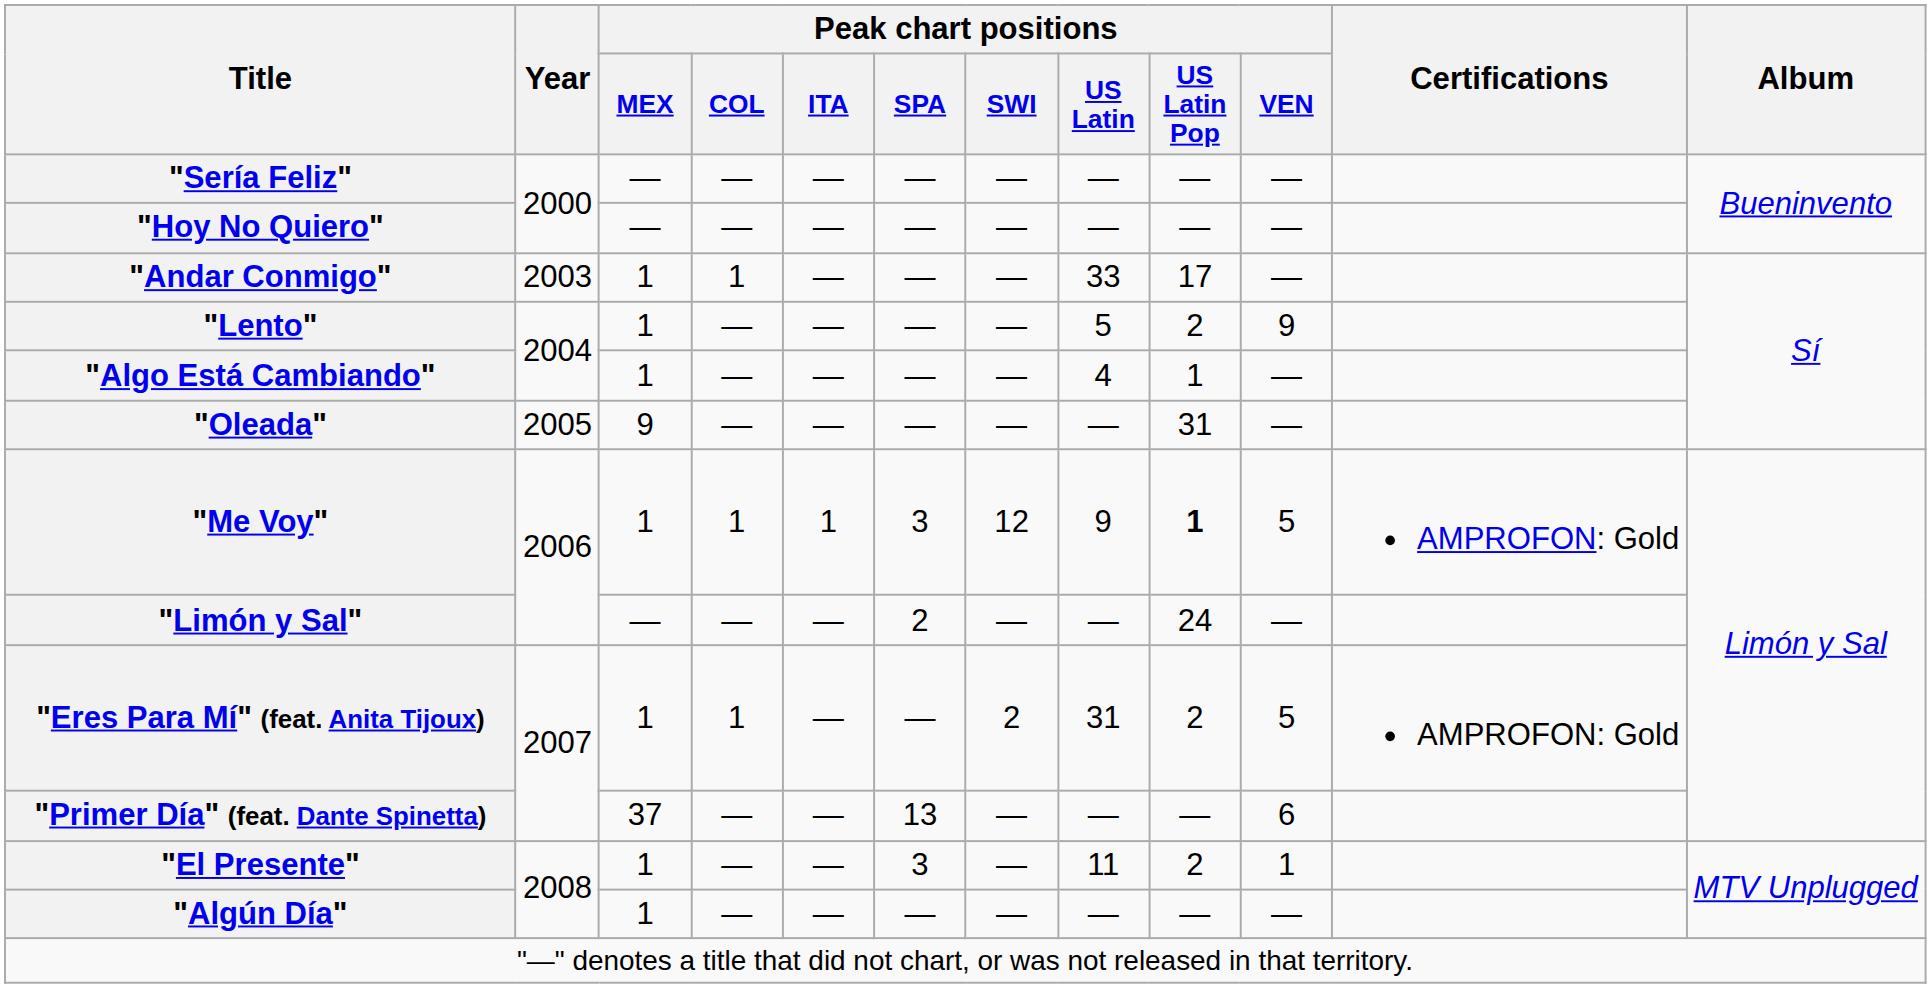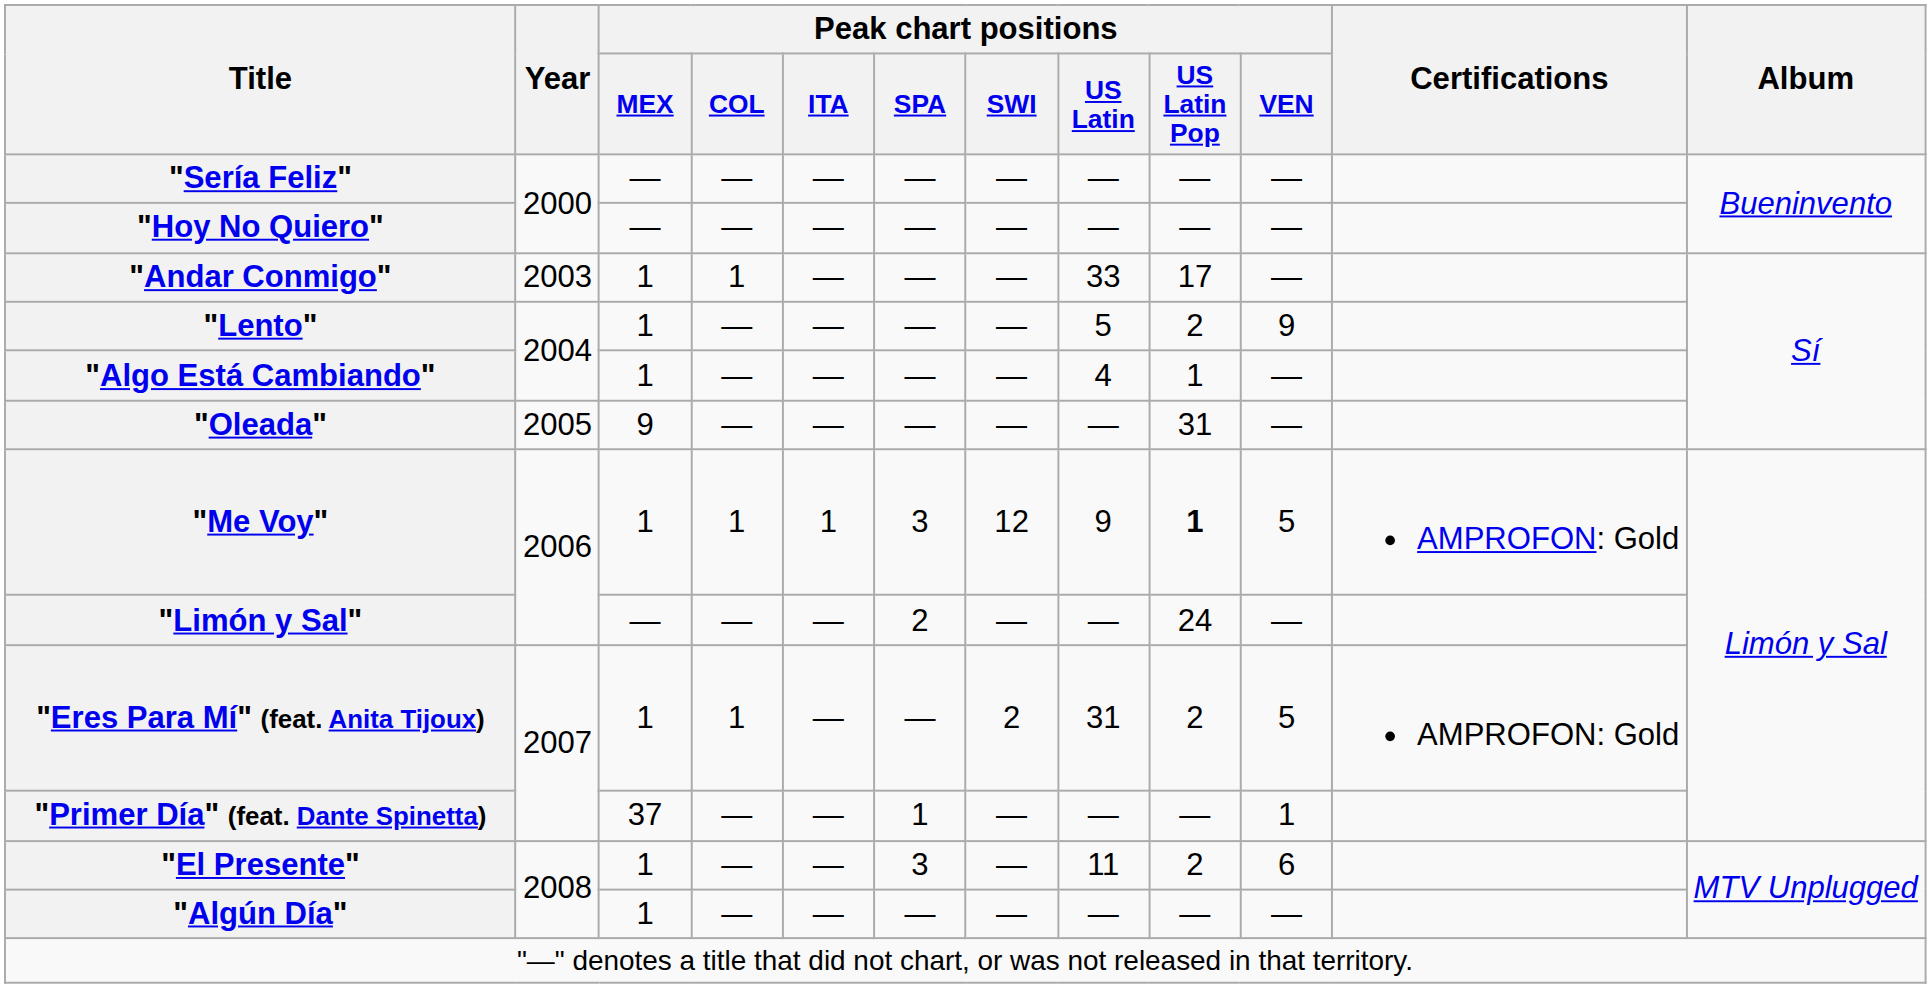(920, 815) 13 -> (920, 815) 1
(1287, 815) 6 -> (1287, 815) 1
(1287, 864) 1 -> (1287, 864) 6
